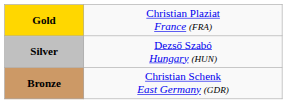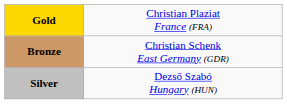rows swapped: (44, 51) <-> (44, 82)
